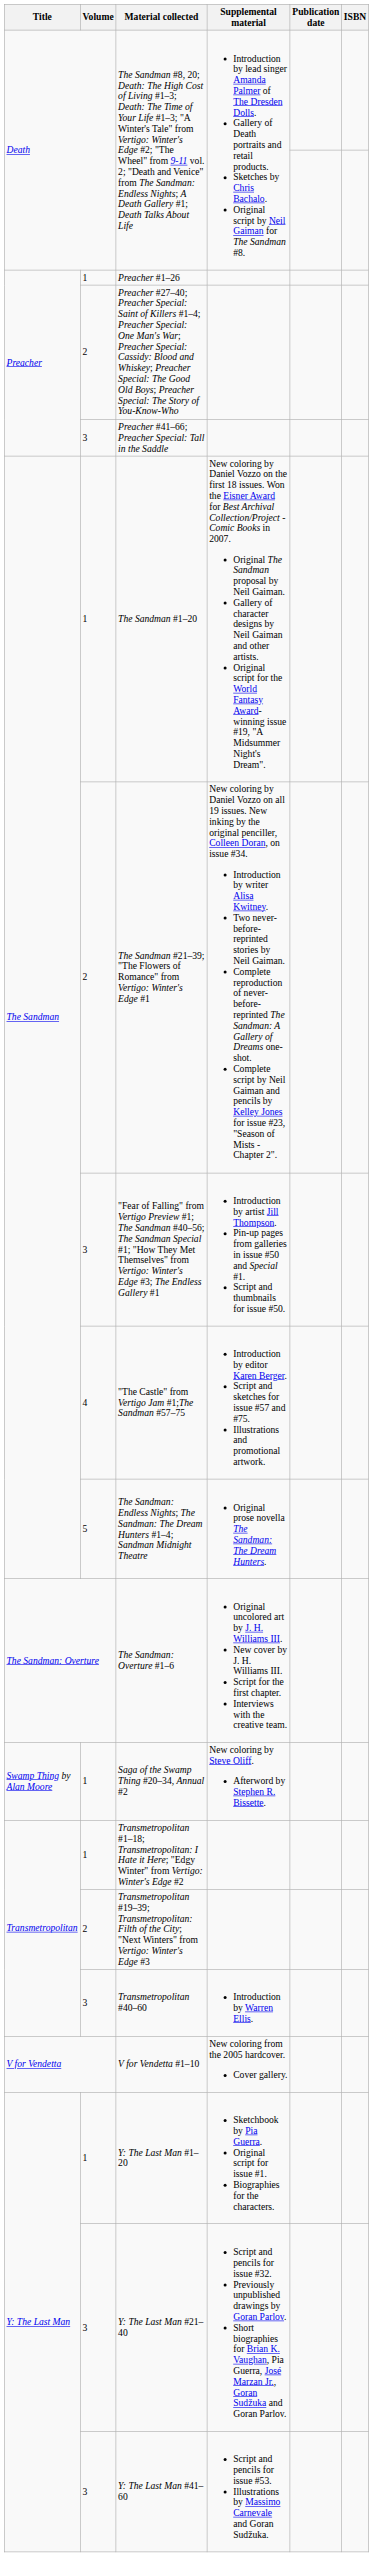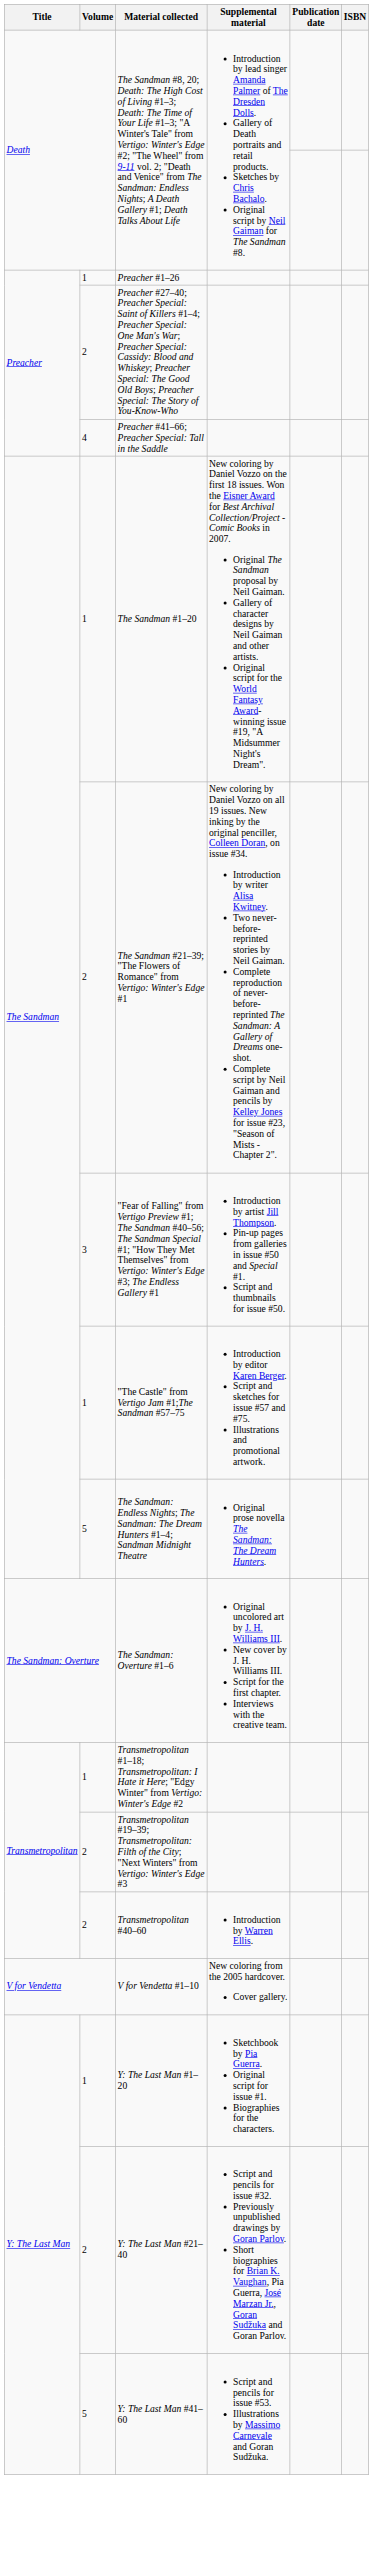(85, 437) 3 -> (84, 437) 4
(85, 1402) 4 -> (84, 1402) 1
- row: (161, 1781)
(85, 2003) 3 -> (84, 1925) 2
(85, 2327) 3 -> (84, 2250) 2
(85, 2491) 3 -> (84, 2414) 5
